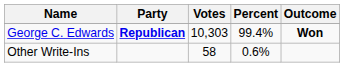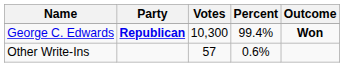(209, 33) 10,303 -> (209, 33) 10,300
(209, 52) 58 -> (209, 52) 57
